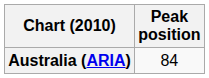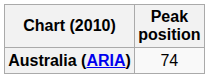(169, 60) 84 -> (169, 60) 74
